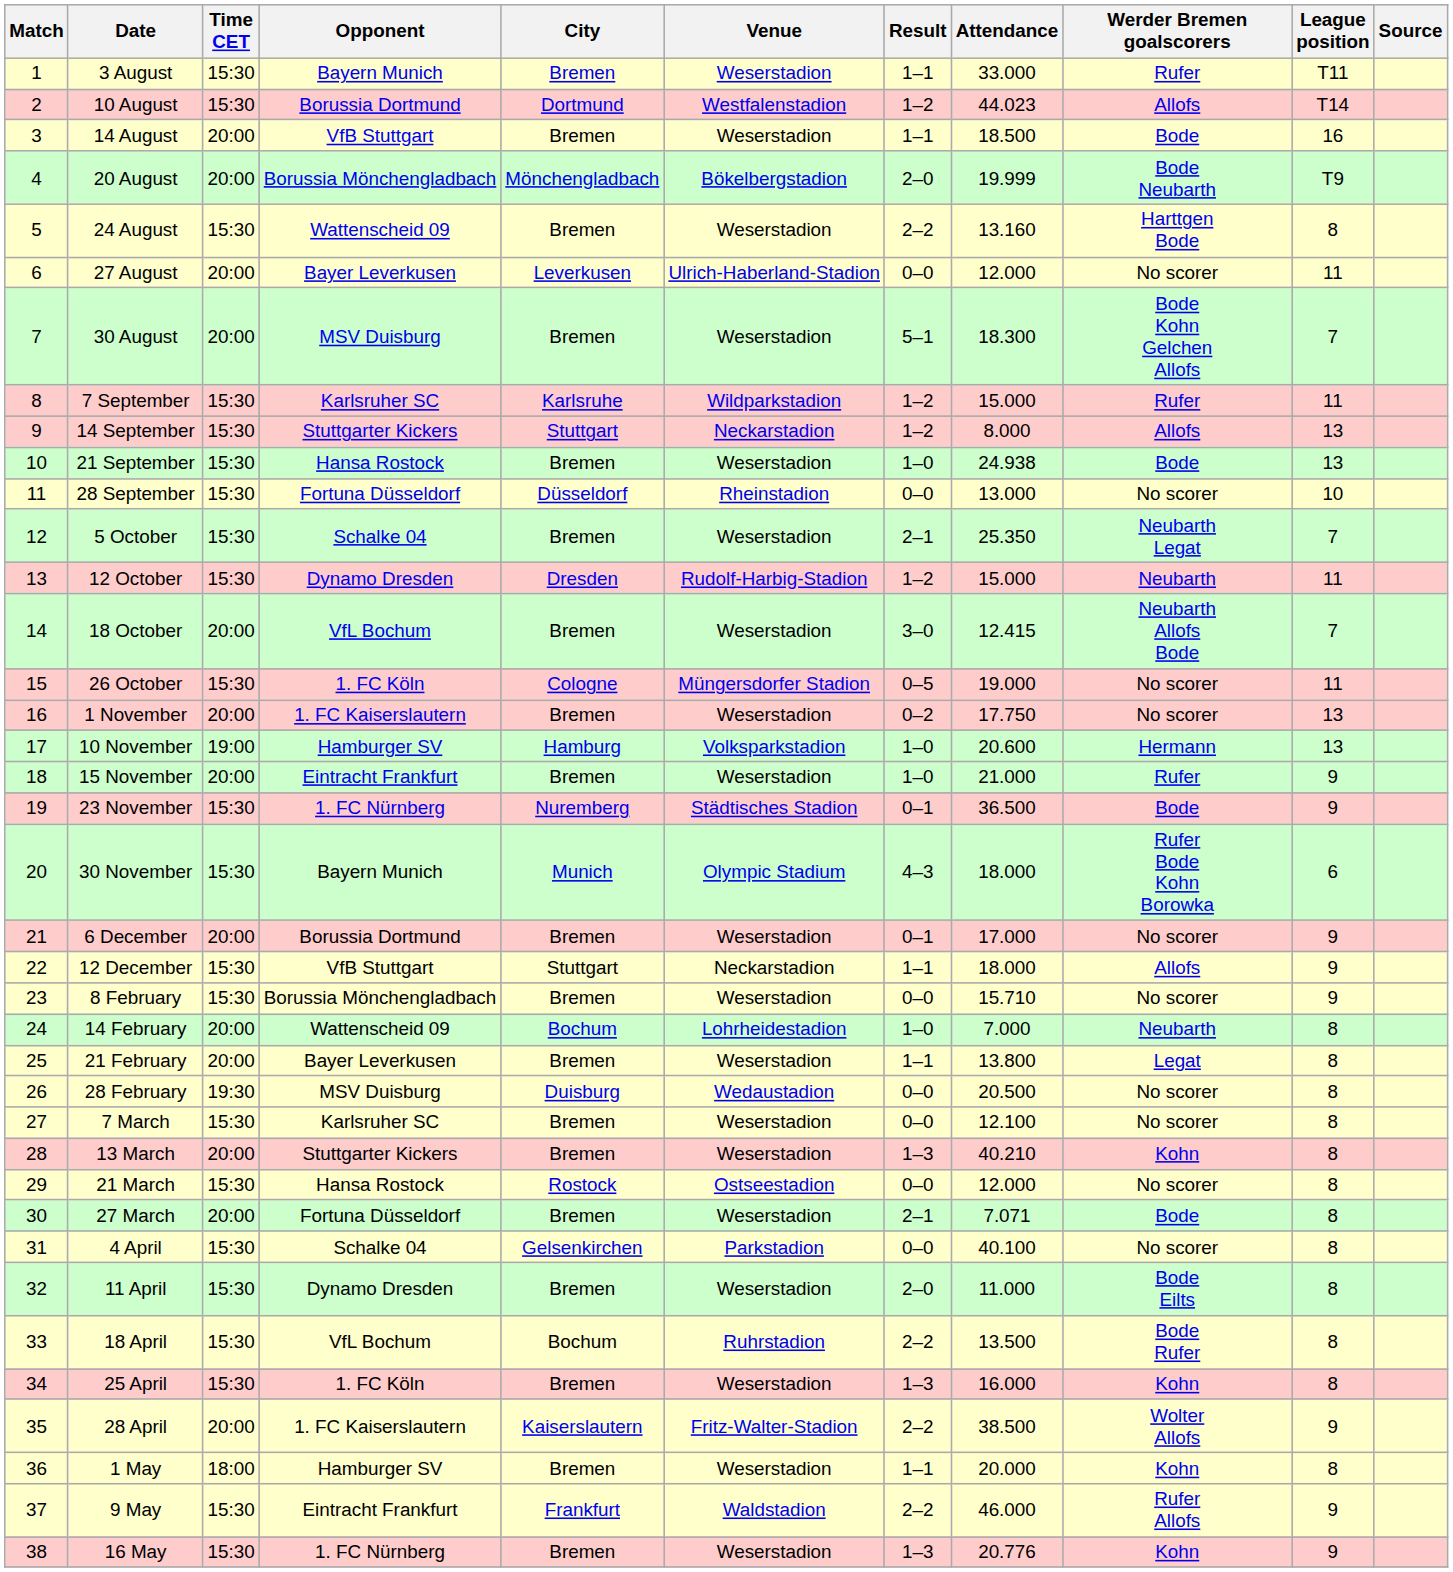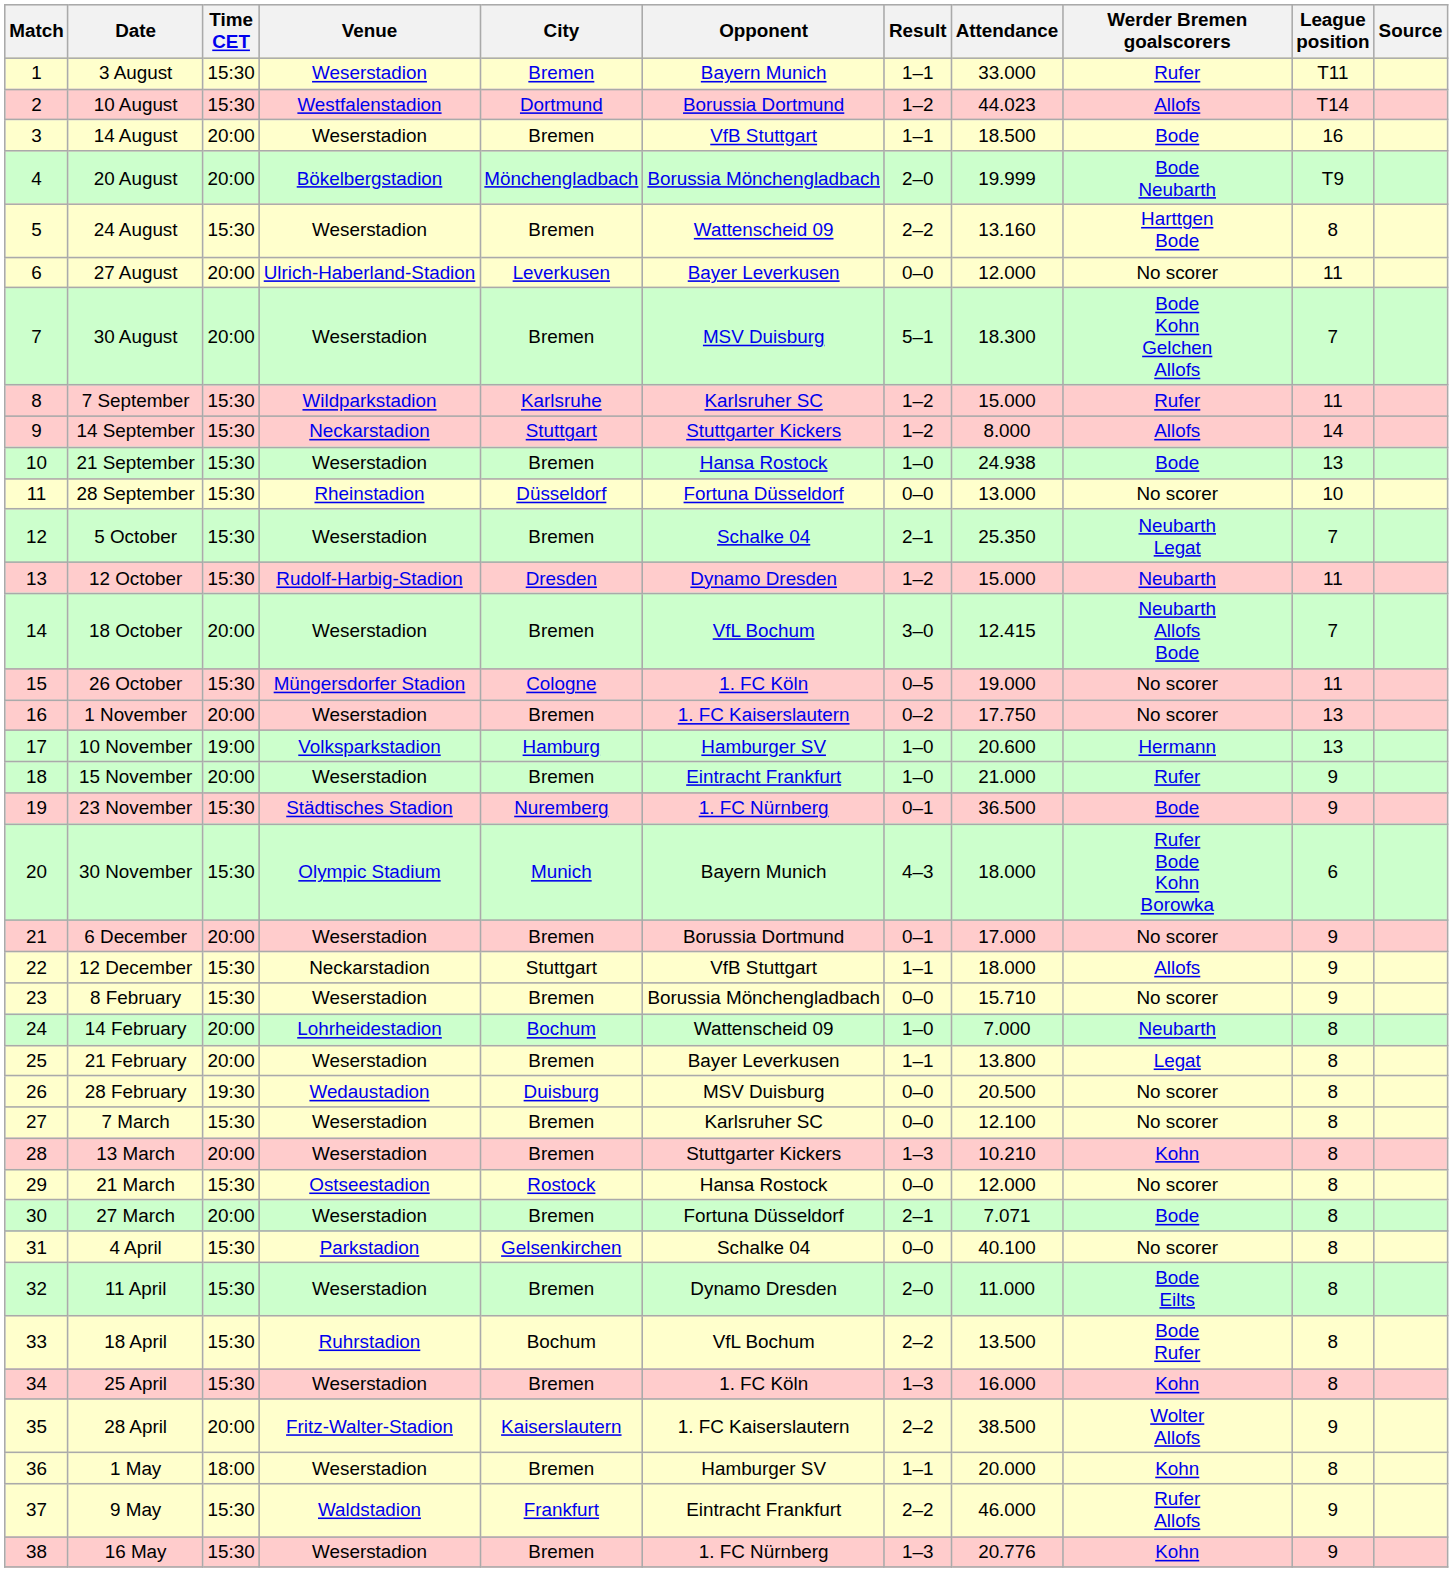columns swapped: (774, 31) <-> (380, 31)
(1333, 432) 13 -> (1333, 432) 14
(1007, 1154) 40.210 -> (1007, 1154) 10.210
